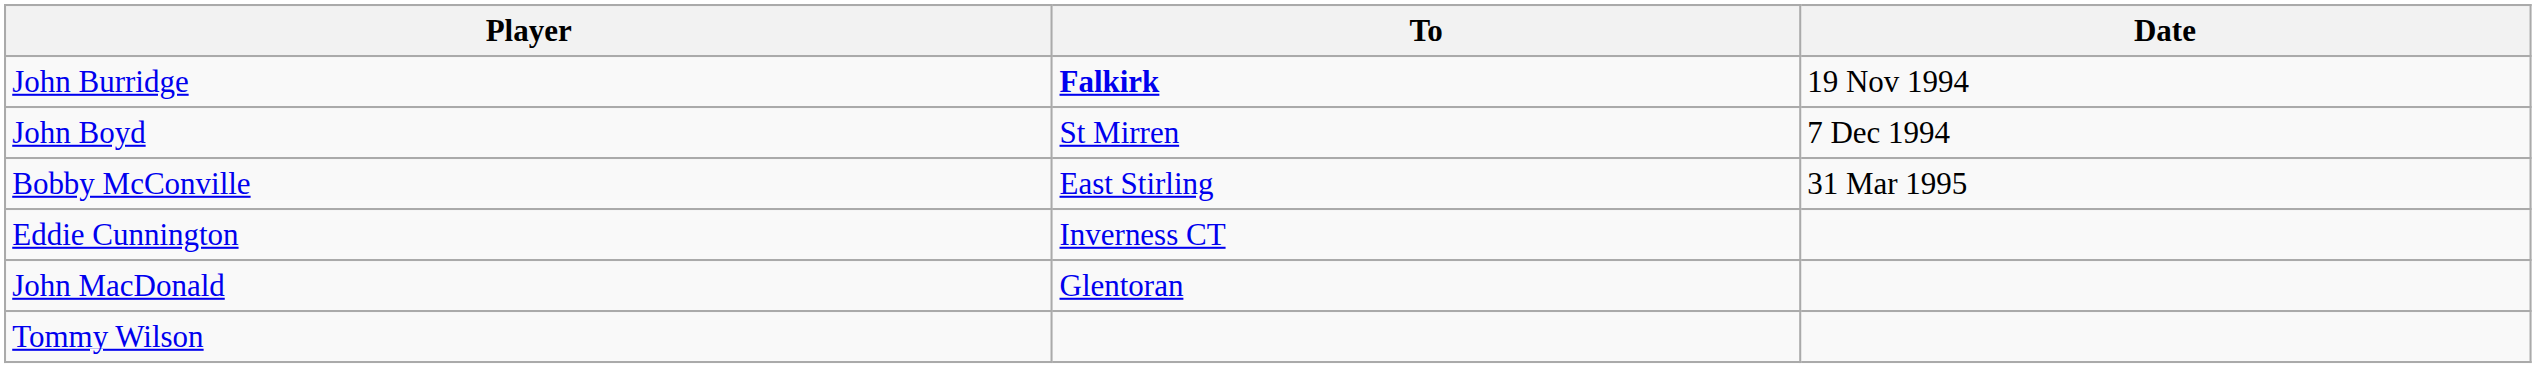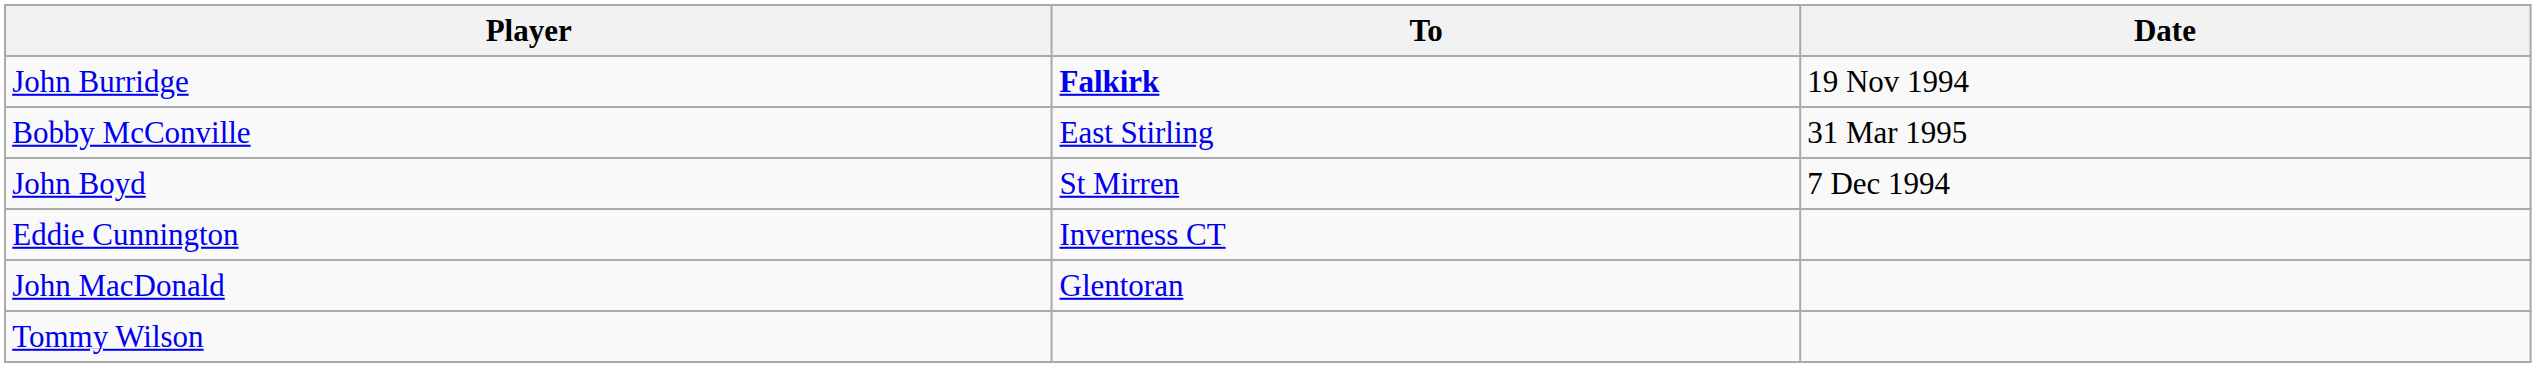rows swapped: (79, 132) <-> (131, 183)
